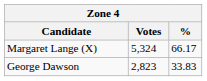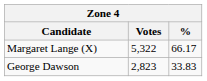(144, 48) 5,324 -> (144, 48) 5,322
